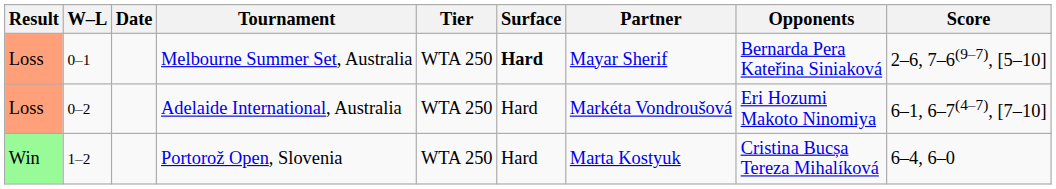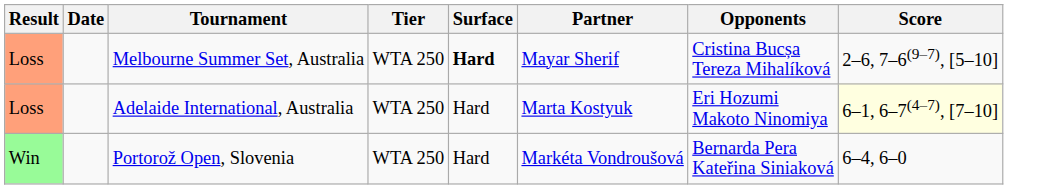- column: (87, 19)
(811, 58) Bernarda Pera Kateřina Siniaková -> (761, 58) Cristina Bucșa Tereza Mihalíková
(651, 108) Markéta Vondroušová -> (577, 108) Marta Kostyuk
(969, 108) no background -> (920, 108) lightyellow background
(625, 158) Marta Kostyuk -> (603, 158) Markéta Vondroušová
(810, 158) Cristina Bucșa Tereza Mihalíková -> (763, 158) Bernarda Pera Kateřina Siniaková
